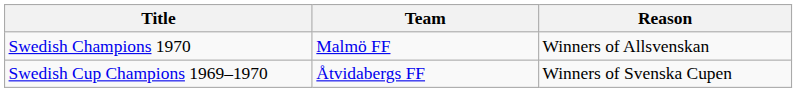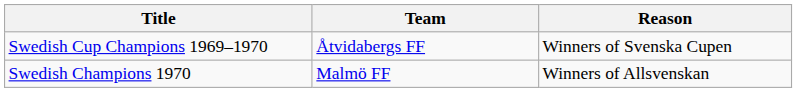rows swapped: (100, 45) <-> (138, 73)
